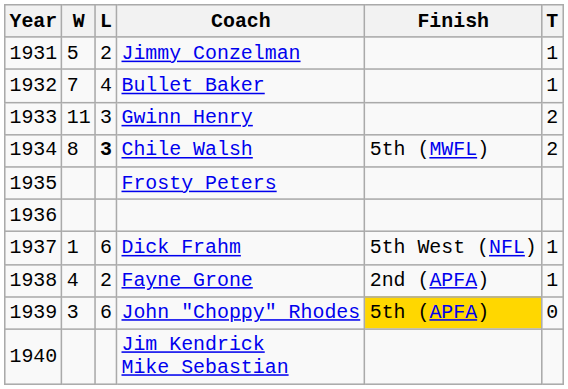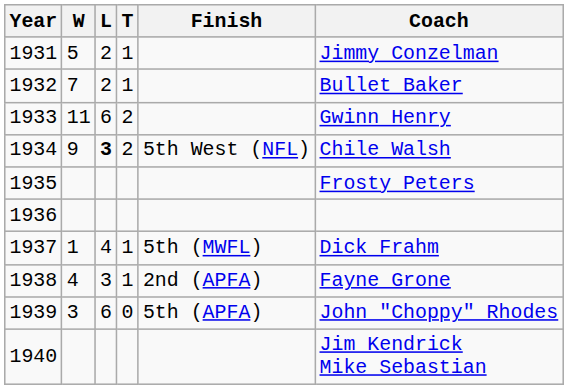columns swapped: (552, 21) <-> (241, 21)
(106, 86) 4 -> (106, 86) 2
(106, 118) 3 -> (106, 118) 6
(73, 151) 8 -> (73, 151) 9
(429, 151) 5th (MWFL) -> (226, 151) 5th West (NFL)
(106, 248) 6 -> (106, 248) 4
(453, 248) 5th West (NFL) -> (203, 248) 5th (MWFL)
(106, 280) 2 -> (106, 280) 3
(429, 313) gold background -> (203, 313) no background
